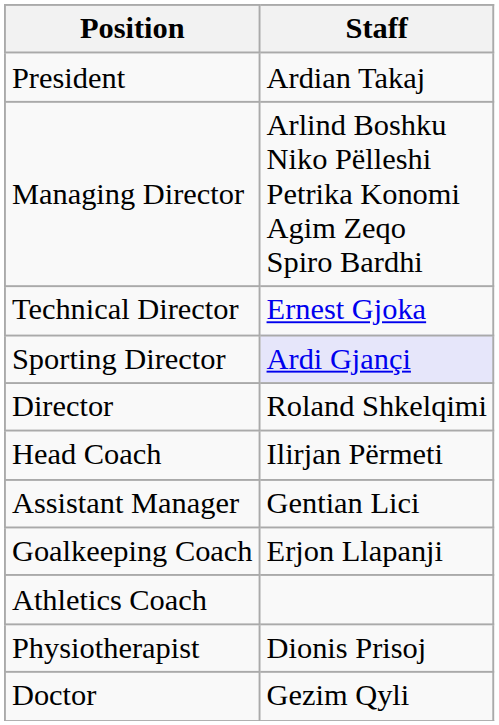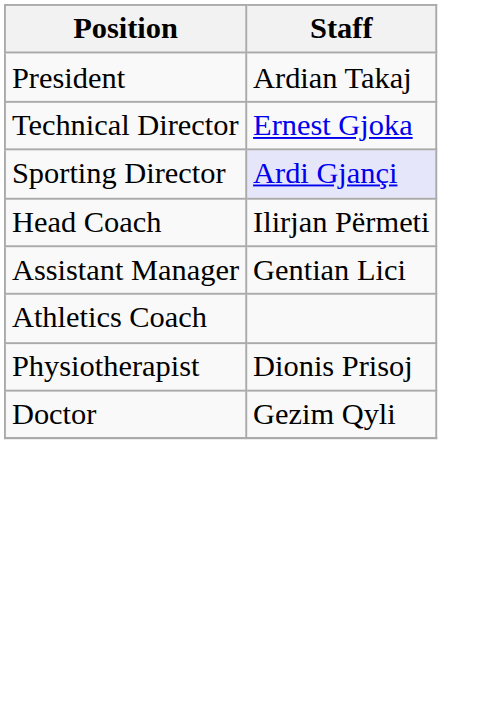- row: (128, 193)
- row: (63, 406)
- row: (132, 551)
